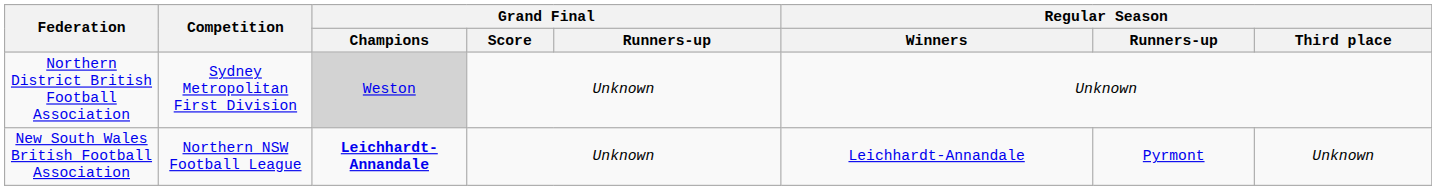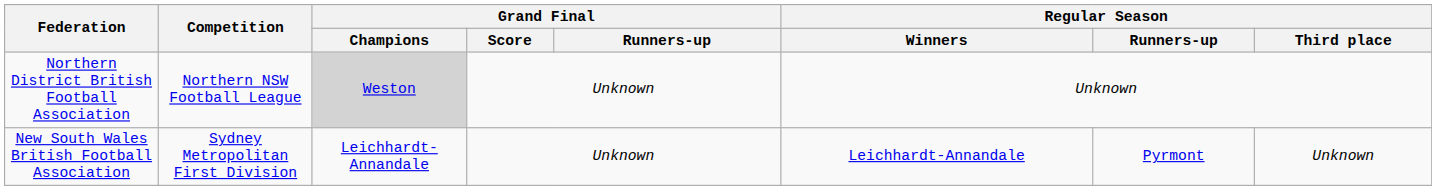(235, 90) Sydney Metropolitan First Division -> (235, 90) Northern NSW Football League
(235, 156) Northern NSW Football League -> (235, 156) Sydney Metropolitan First Division
(389, 156) bold -> (389, 156) normal
